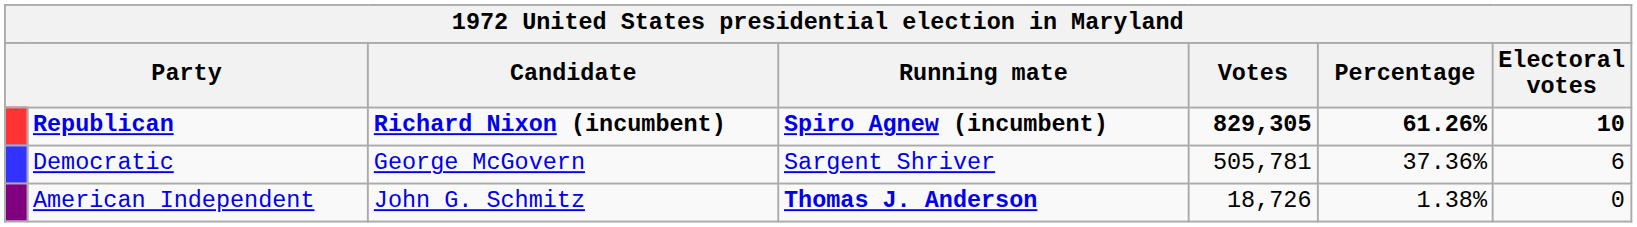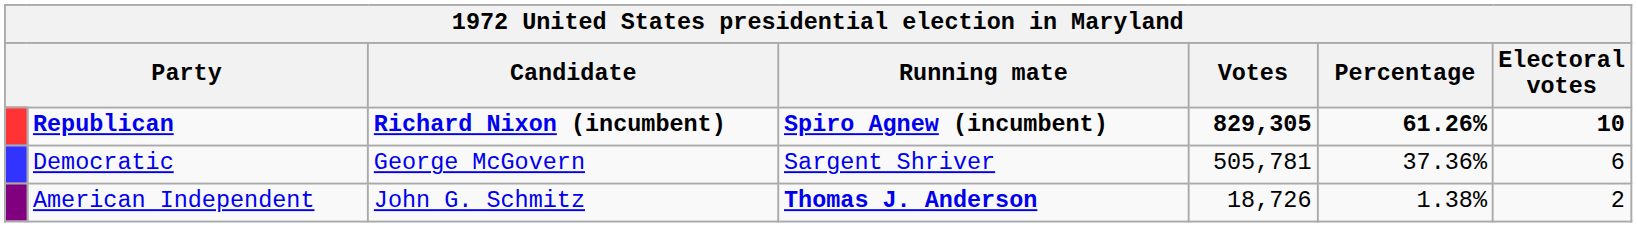(1618, 202) 0 -> (1618, 202) 2
